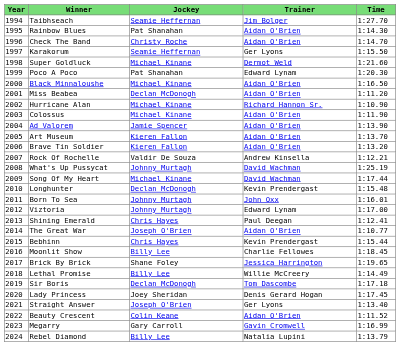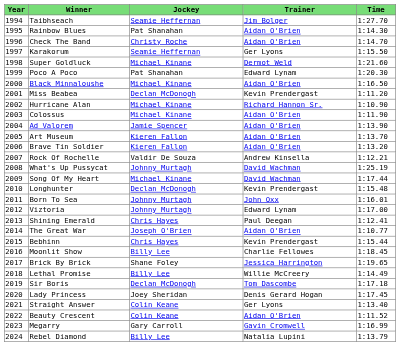(272, 94) Aidan O'Brien -> (281, 94) Kevin Prendergast
(161, 305) Joseph O'Brien -> (154, 305) Colin Keane
